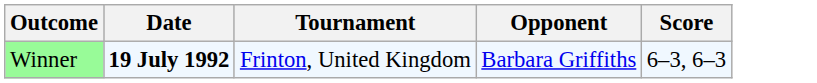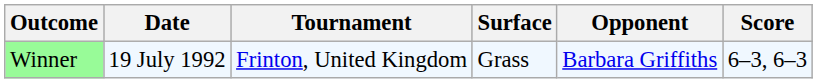+ column: (515, 22)
(169, 59) bold -> (167, 59) normal
